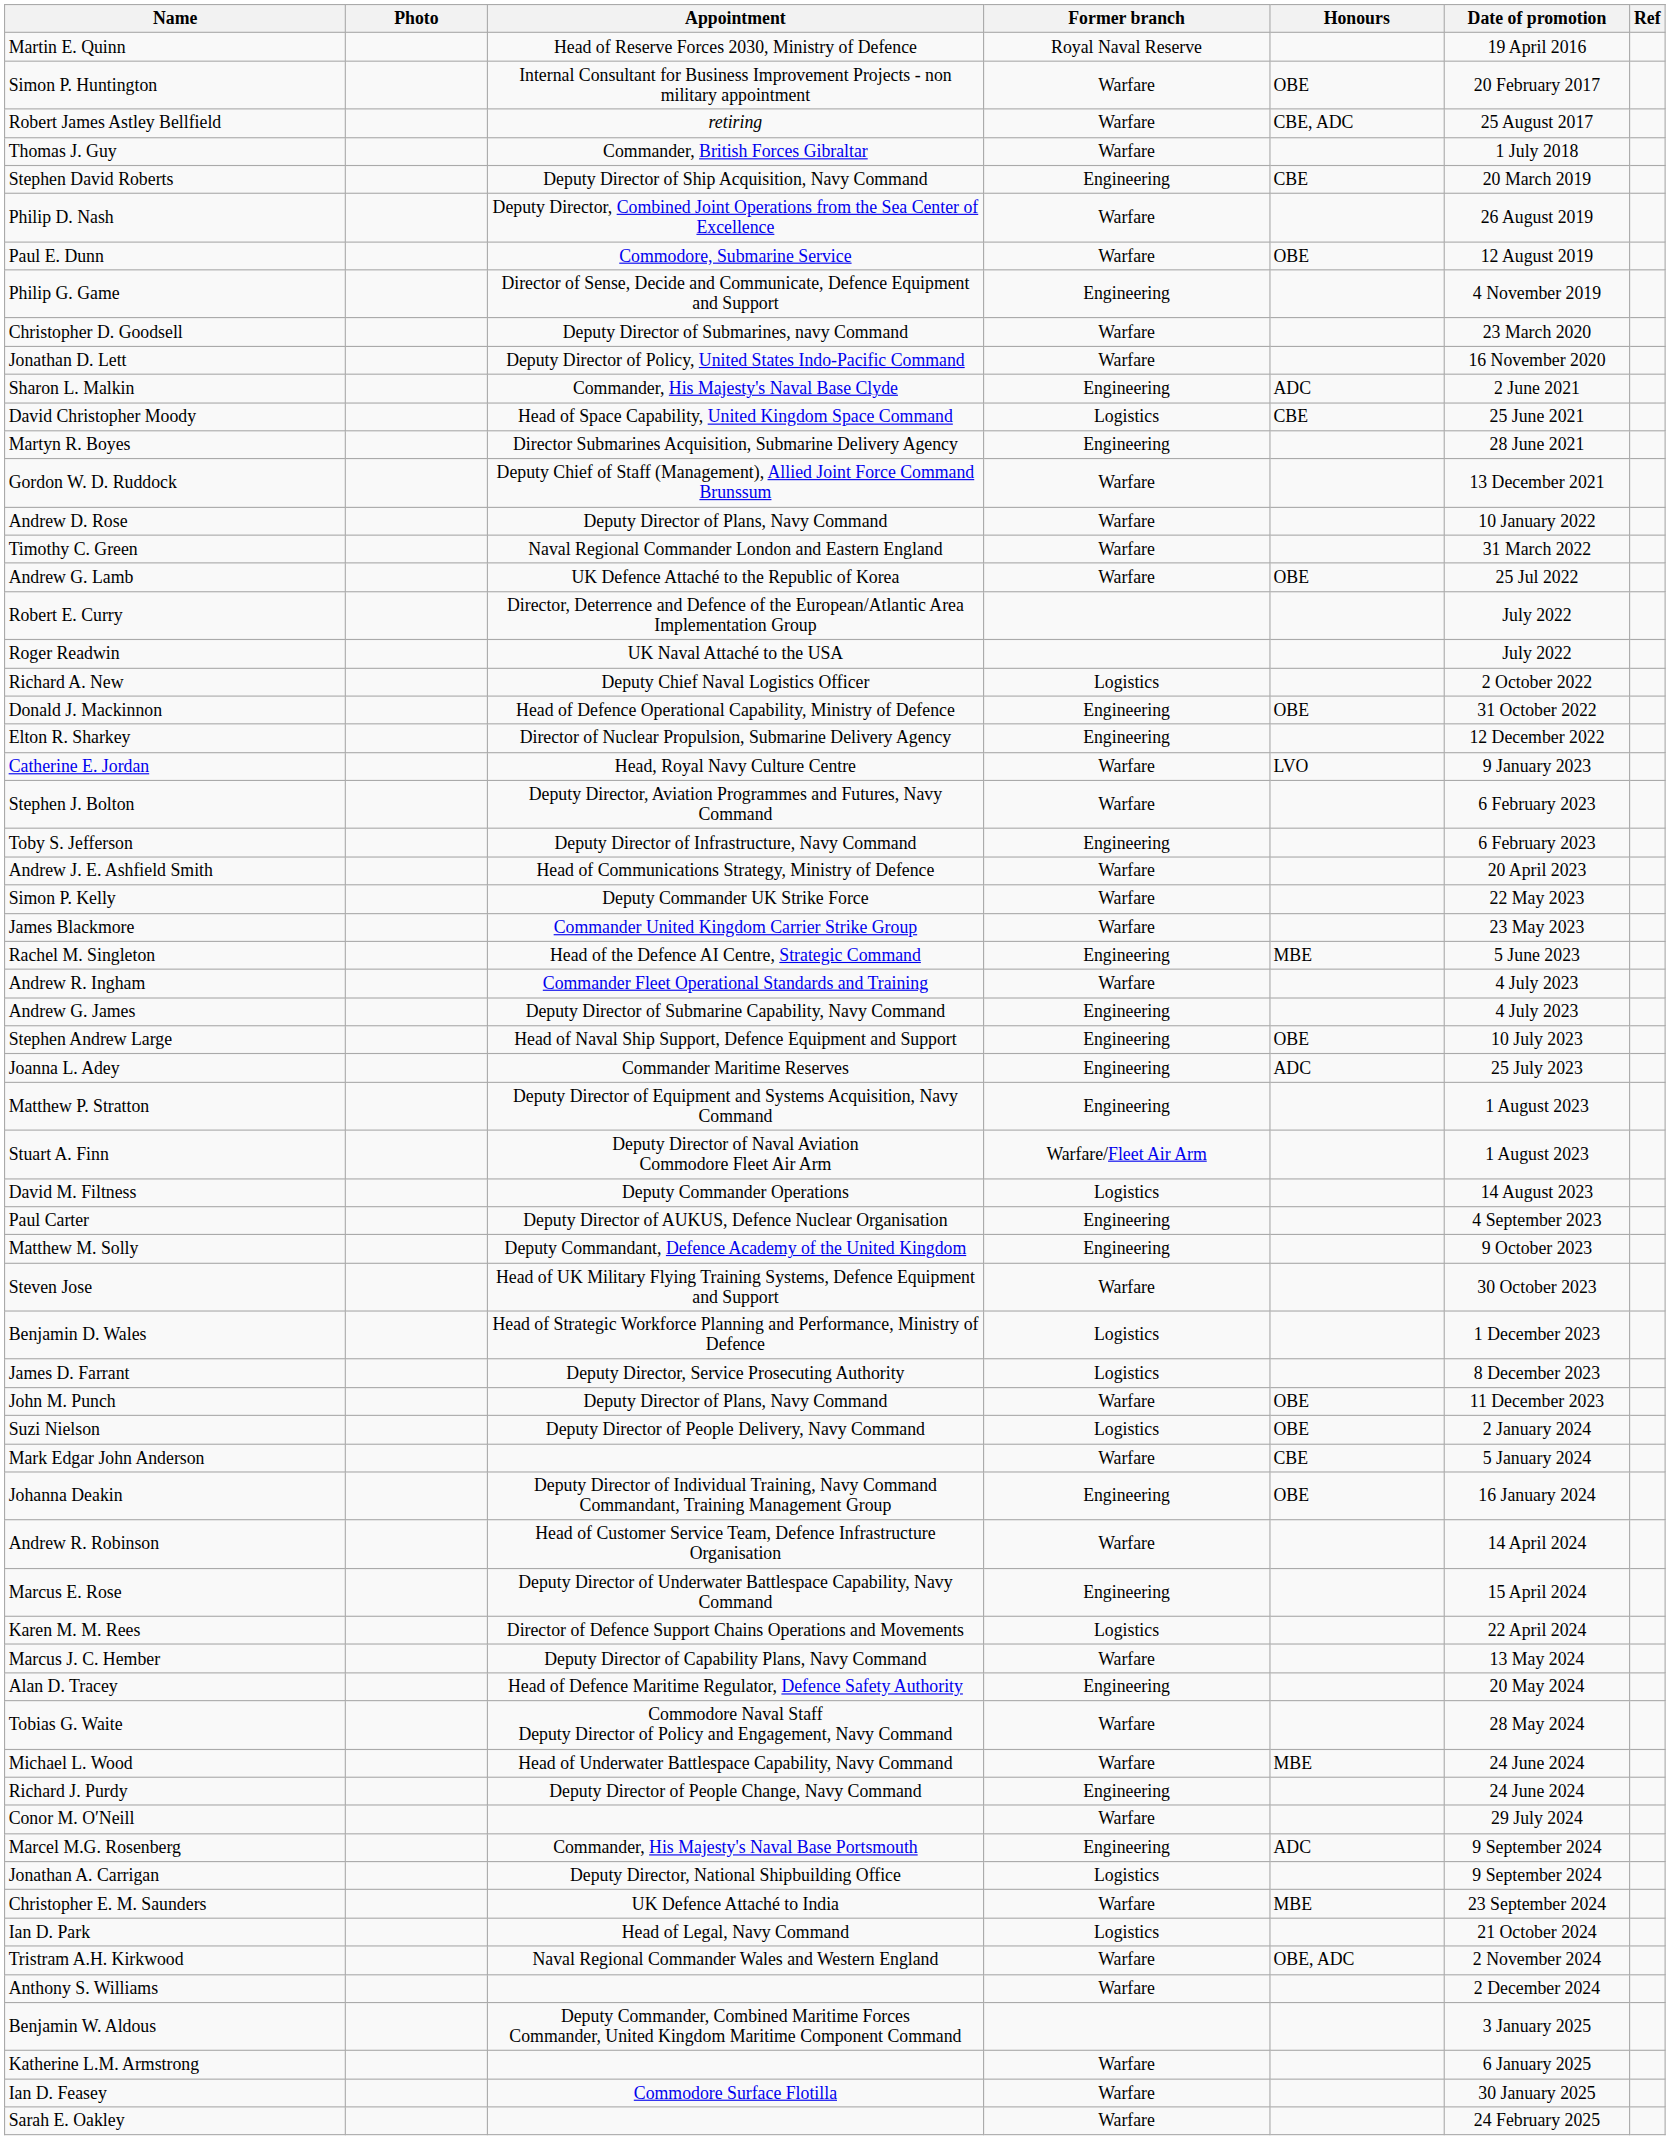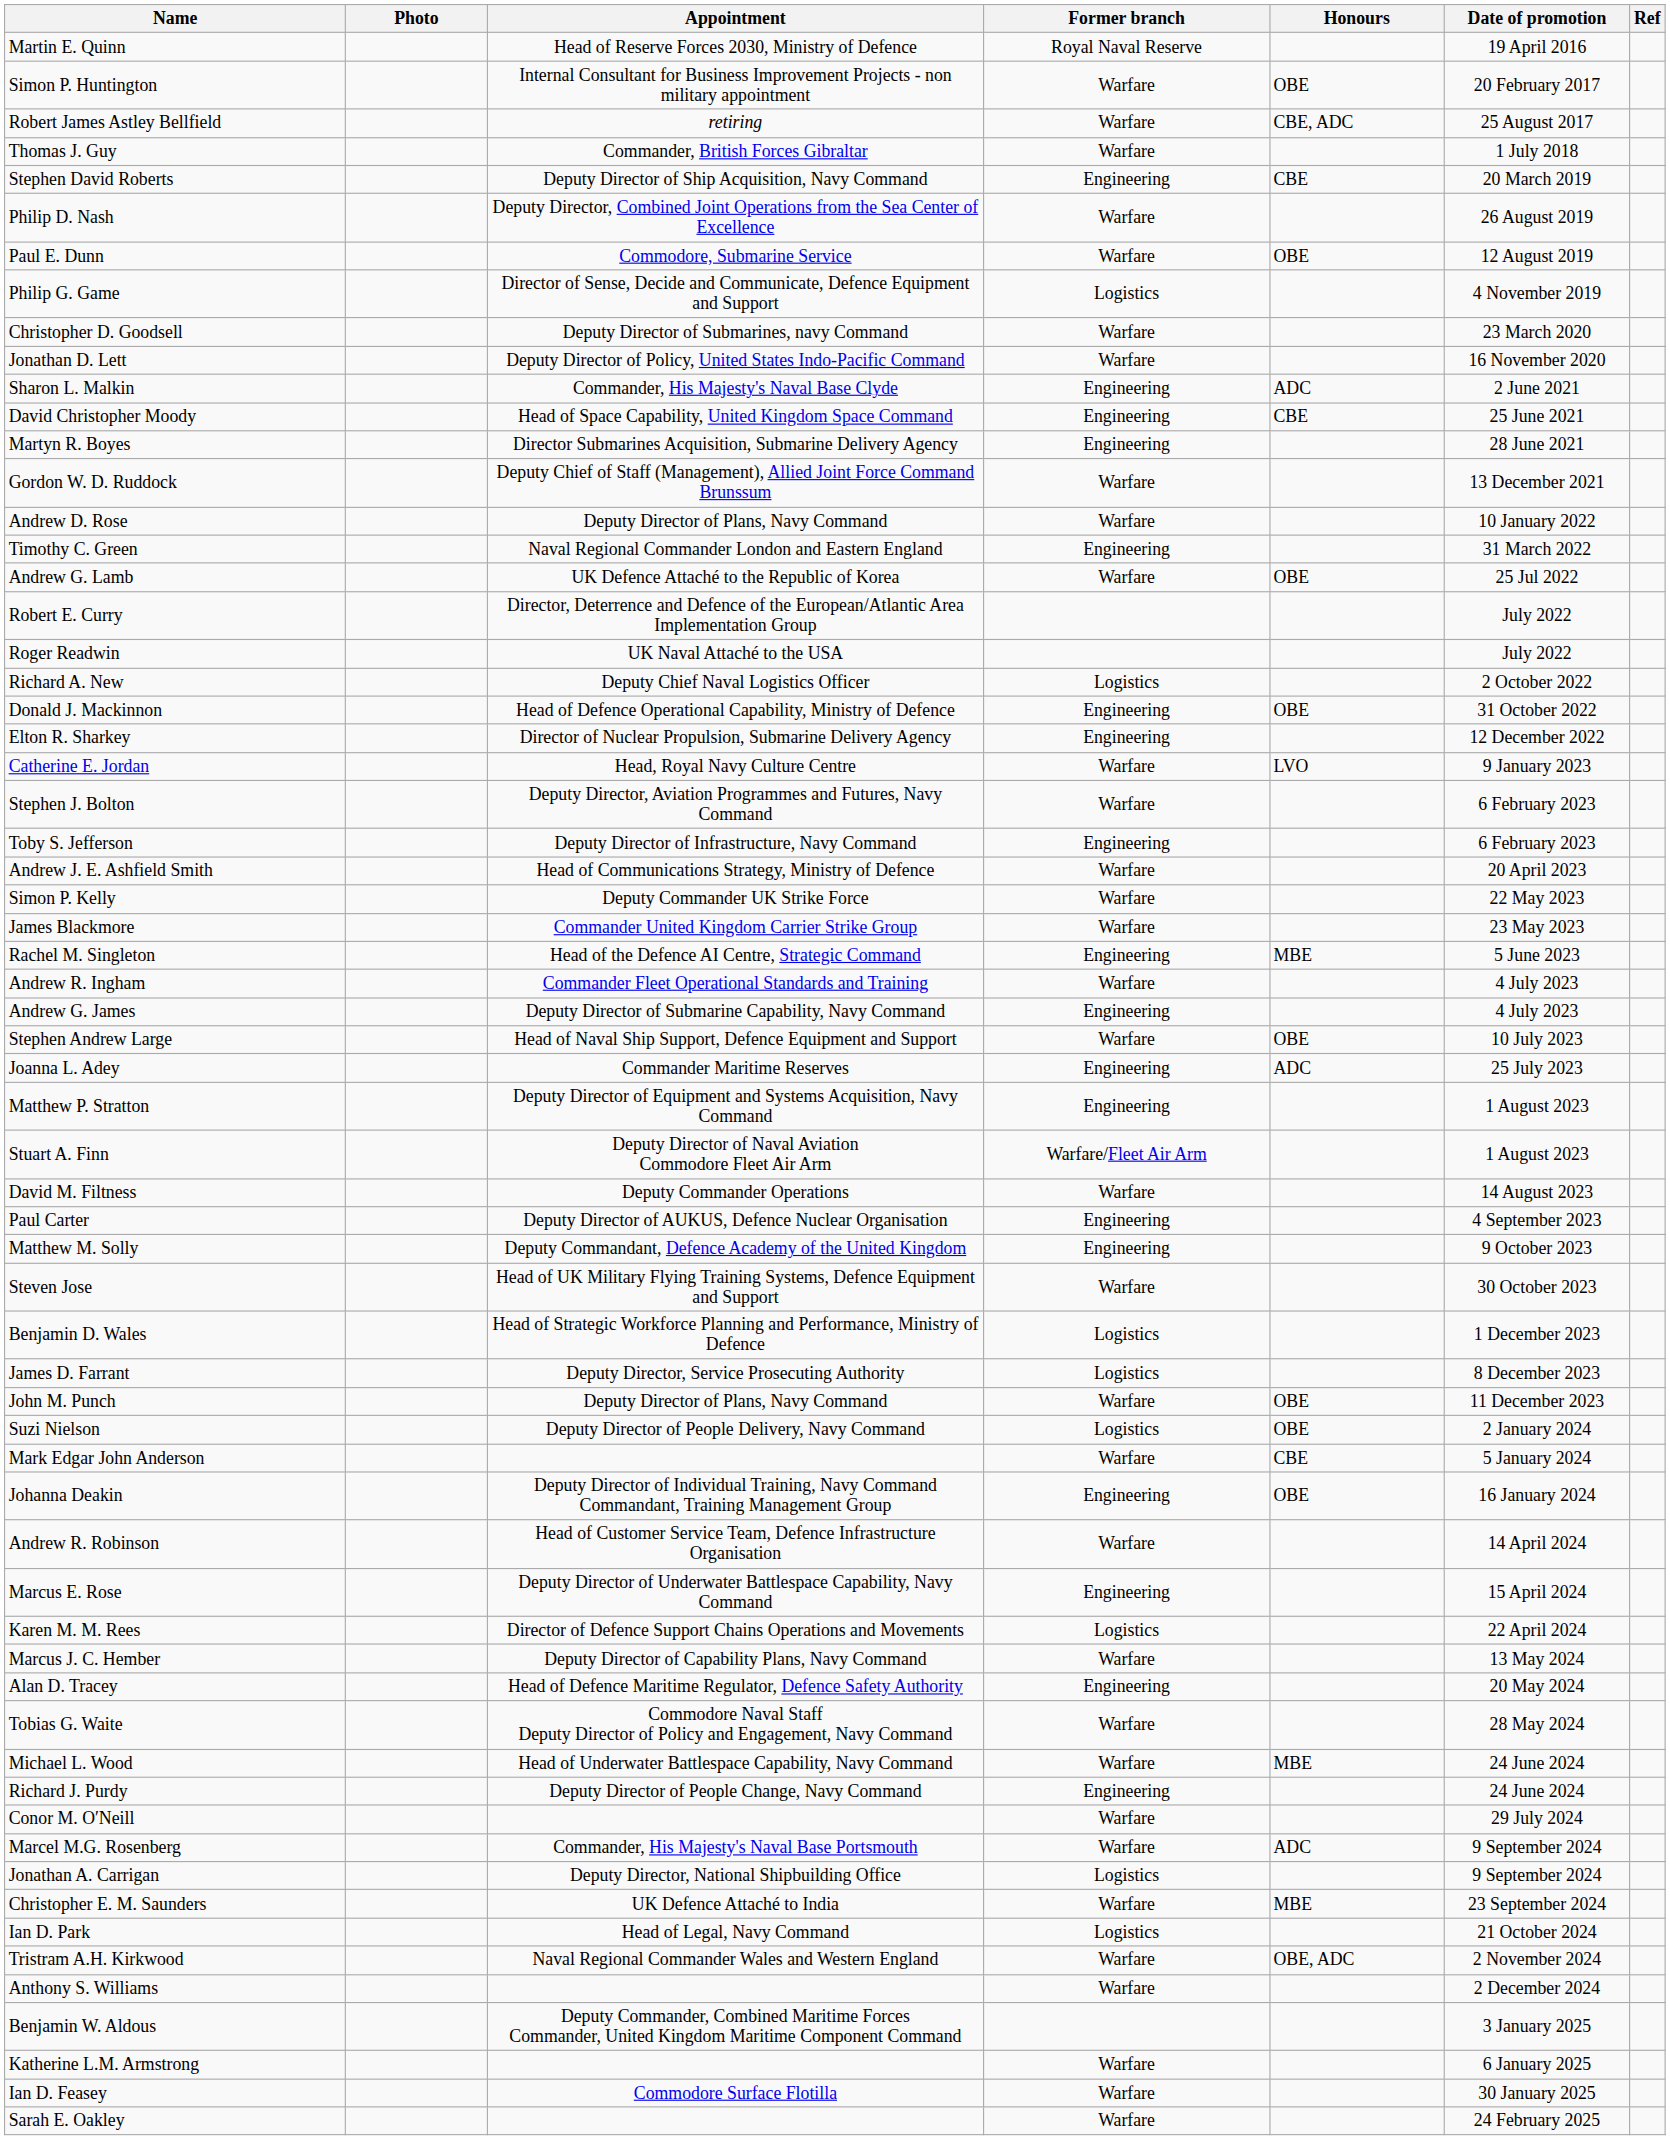(1127, 293) Engineering -> (1127, 293) Logistics
(1127, 416) Logistics -> (1127, 416) Engineering
(1127, 549) Warfare -> (1127, 549) Engineering
(1127, 1039) Engineering -> (1127, 1039) Warfare
(1127, 1192) Logistics -> (1127, 1192) Warfare
(1127, 1847) Engineering -> (1127, 1847) Warfare
